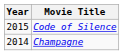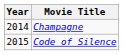rows swapped: (58, 42) <-> (75, 27)
